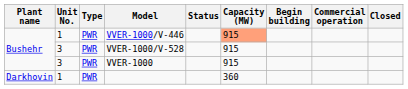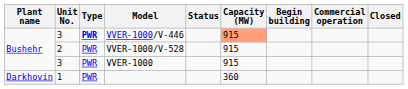(60, 35) 1 -> (60, 35) 3
(89, 35) normal -> (89, 35) bold
(60, 49) 3 -> (60, 49) 2
